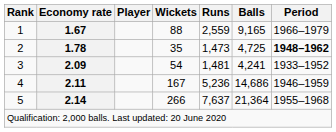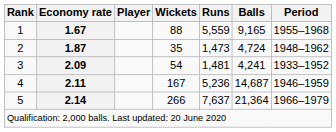(216, 30) 2,559 -> (216, 30) 5,559
(301, 30) 1966–1979 -> (301, 30) 1955–1968
(75, 48) 1.78 -> (75, 48) 1.87
(252, 48) 4,725 -> (252, 48) 4,724
(301, 48) bold -> (301, 48) normal
(252, 83) 14,686 -> (252, 83) 14,687
(301, 100) 1955–1968 -> (301, 100) 1966–1979
